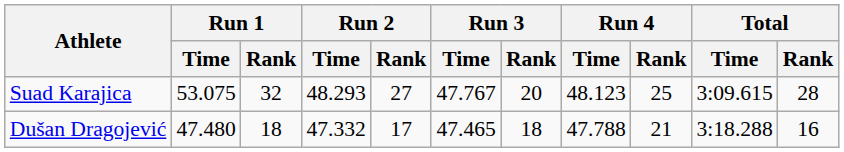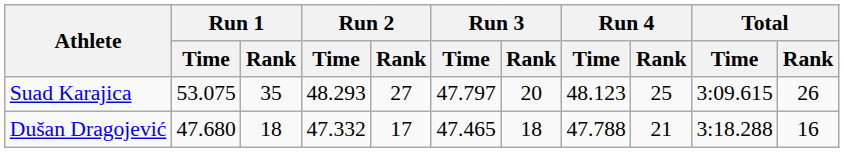(271, 93) 32 -> (271, 93) 35
(466, 93) 47.767 -> (466, 93) 47.797
(808, 93) 28 -> (808, 93) 26
(206, 129) 47.480 -> (206, 129) 47.680
